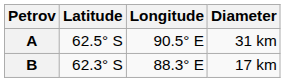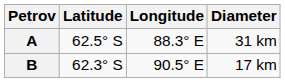(179, 41) 90.5° E -> (179, 41) 88.3° E
(179, 65) 88.3° E -> (179, 65) 90.5° E
